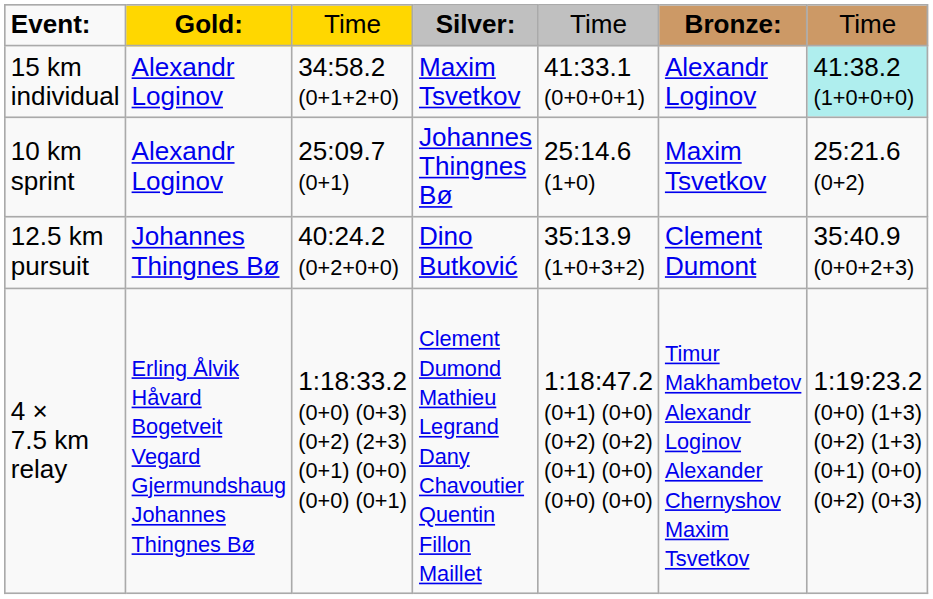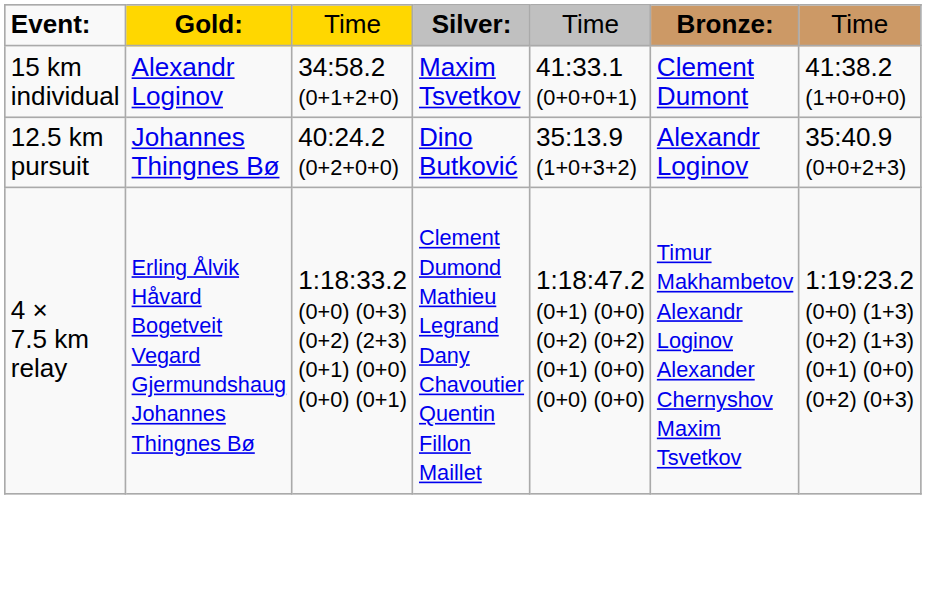(716, 81) Alexandr Loginov -> (705, 81) Clement Dumont
(864, 81) paleturquoise background -> (856, 81) no background
- row: (46, 166)
(713, 251) Clement Dumont -> (708, 151) Alexandr Loginov
